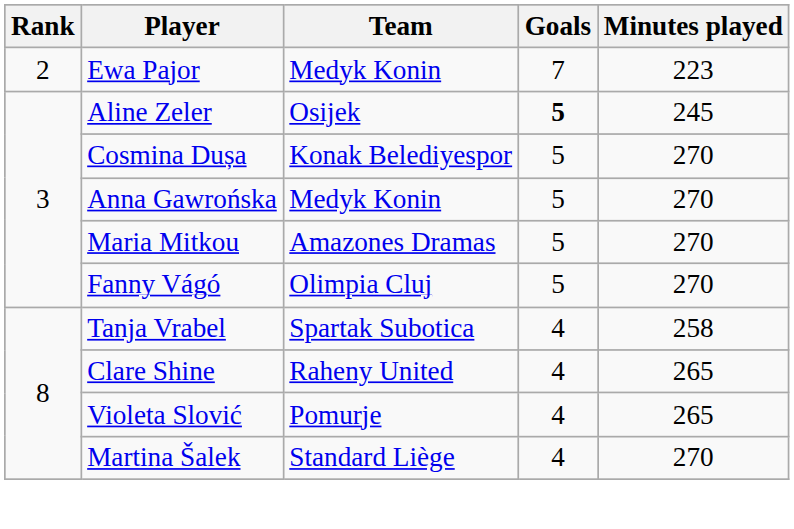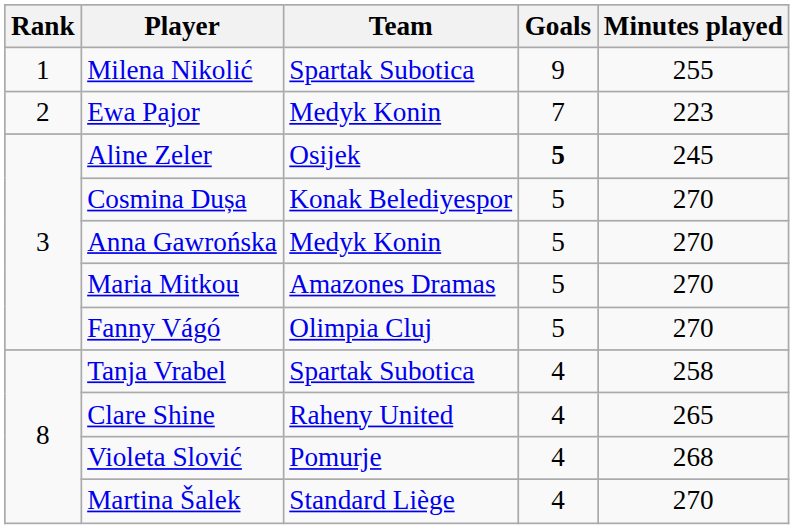+ row: (170, 69)
(693, 414) 265 -> (693, 457) 268
